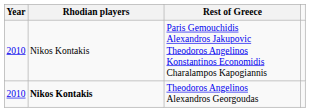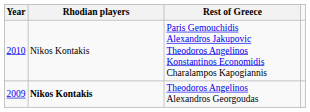(16, 94) 2010 -> (16, 94) 2009
